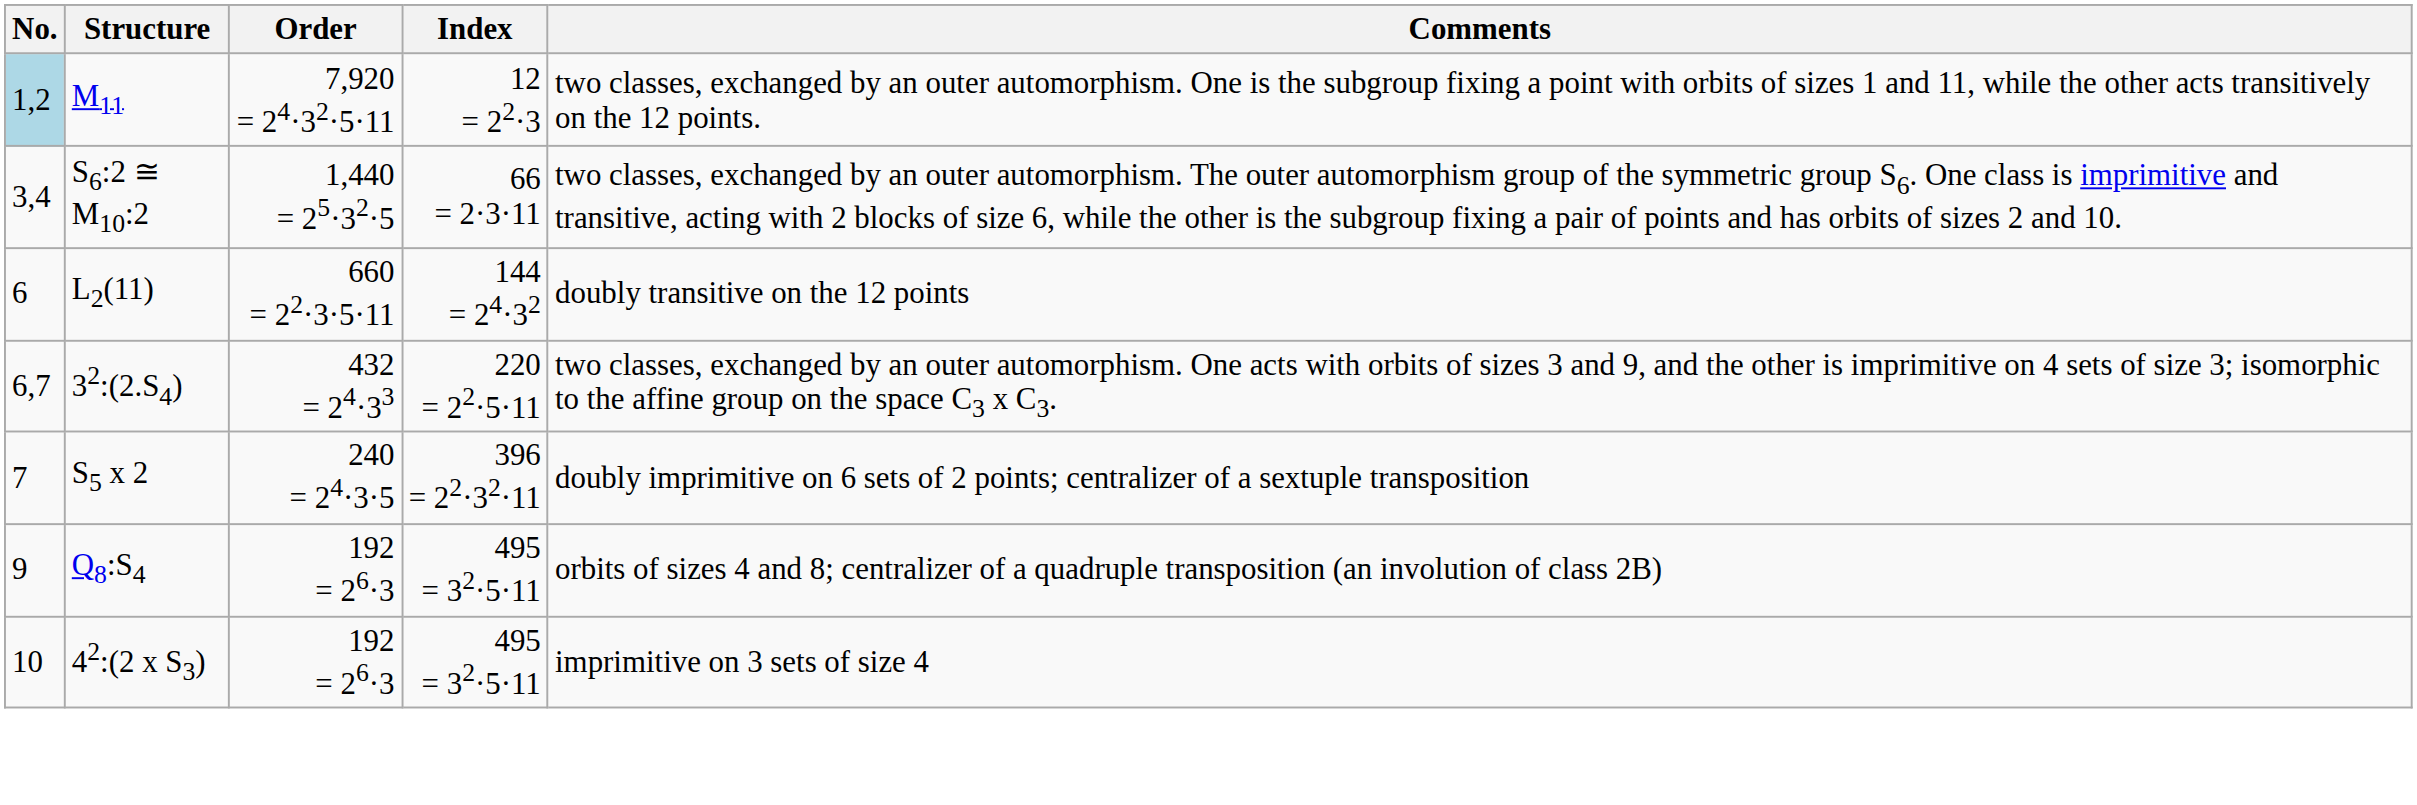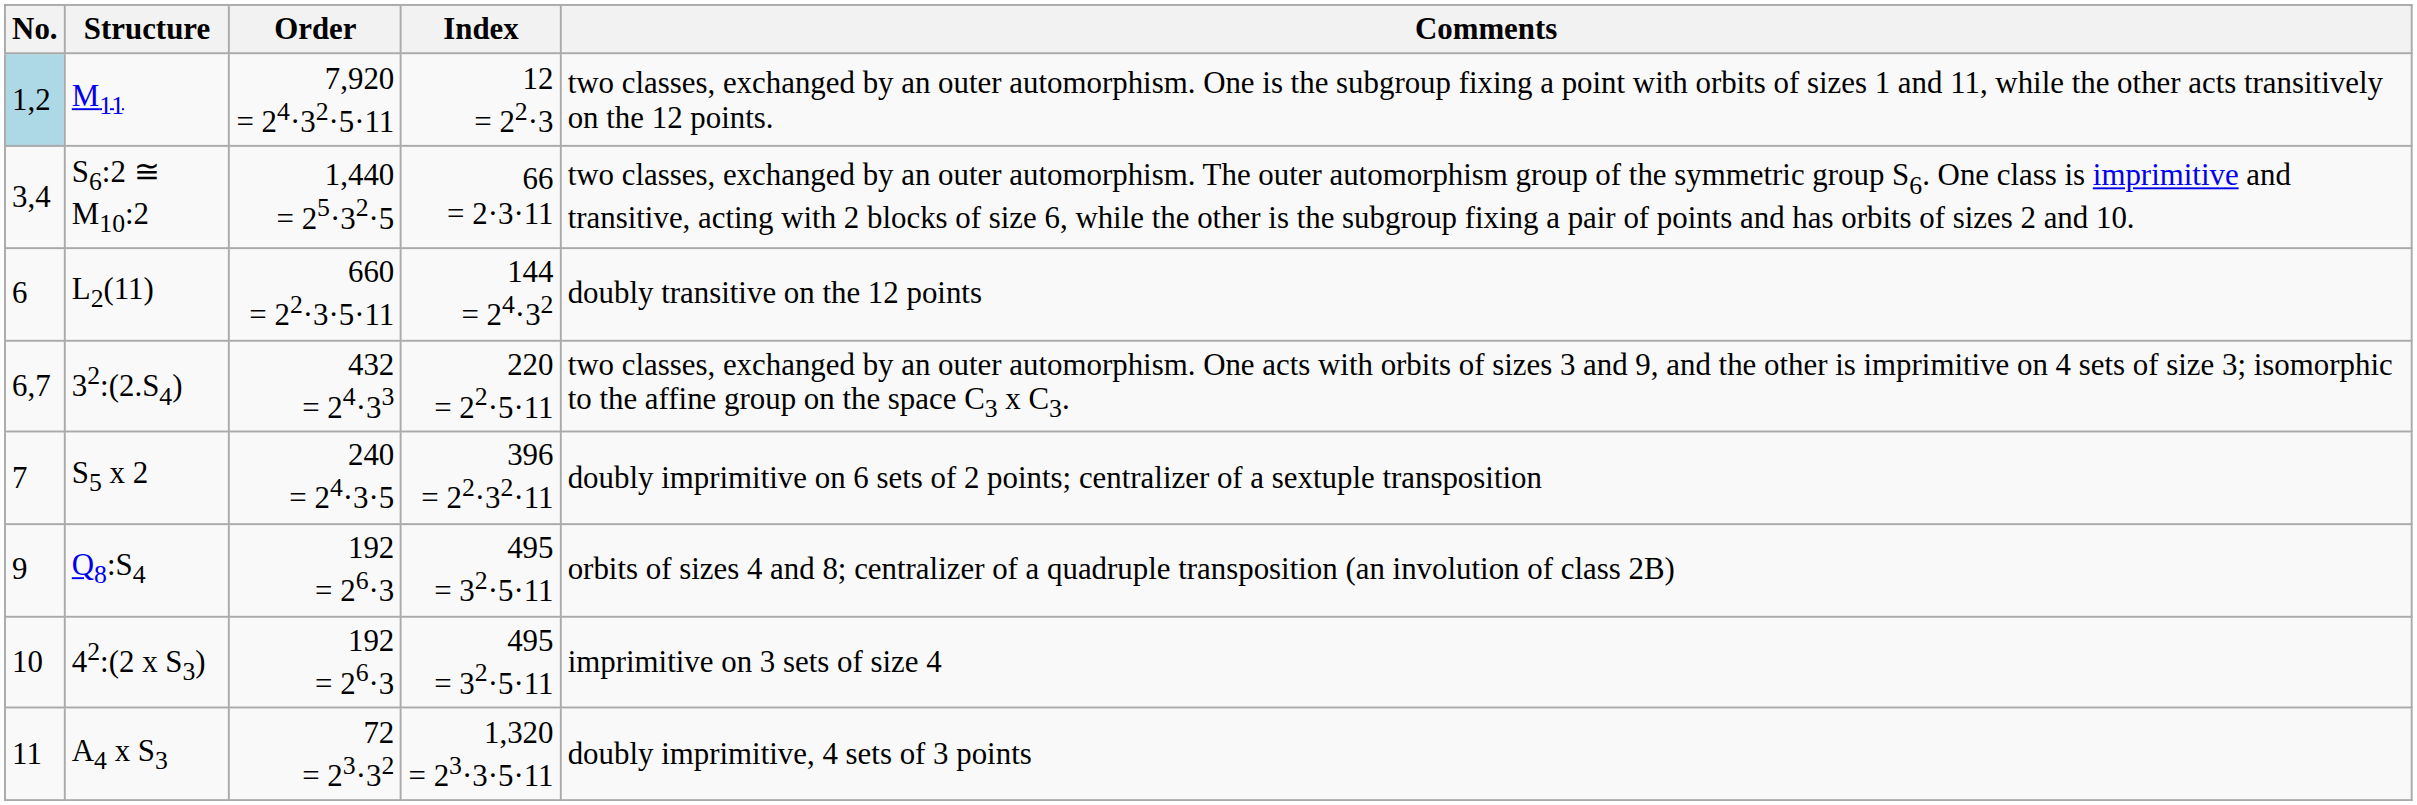+ row: (120, 753)
